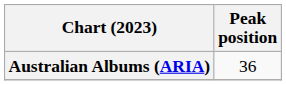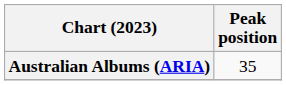(248, 65) 36 -> (248, 65) 35
